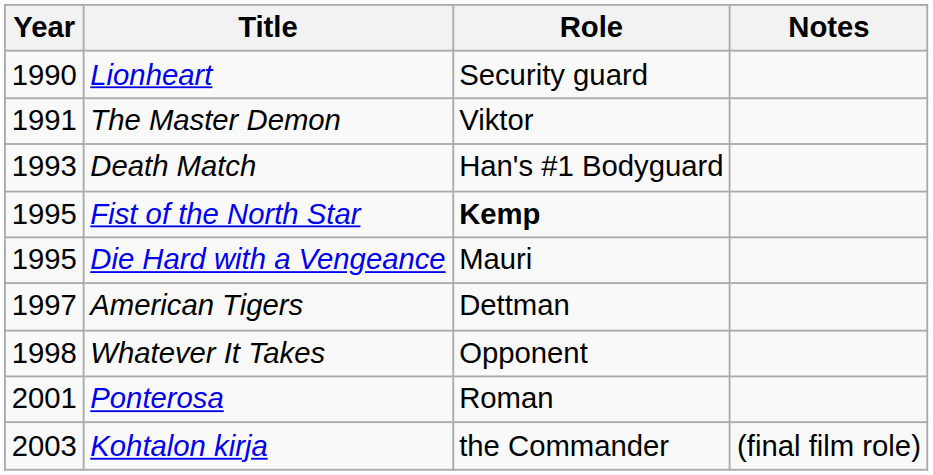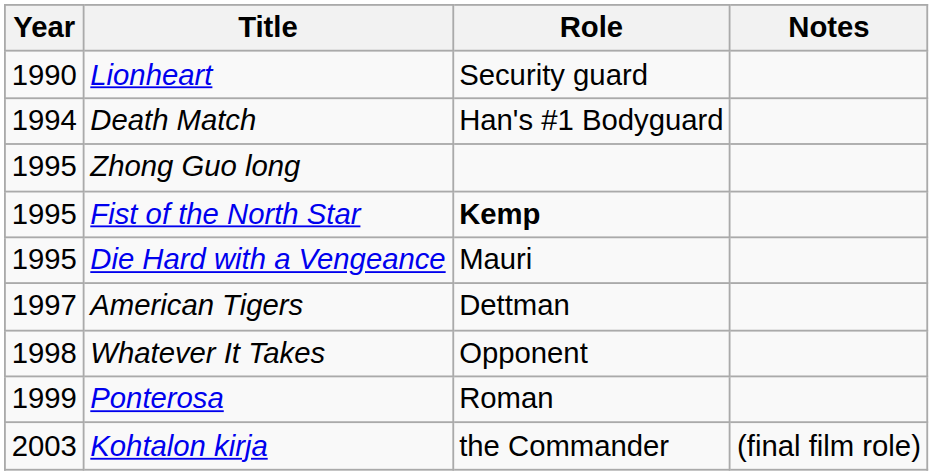- row: (216, 120)
(44, 167) 1993 -> (44, 120) 1994
+ row: (195, 167)
(44, 399) 2001 -> (44, 399) 1999
